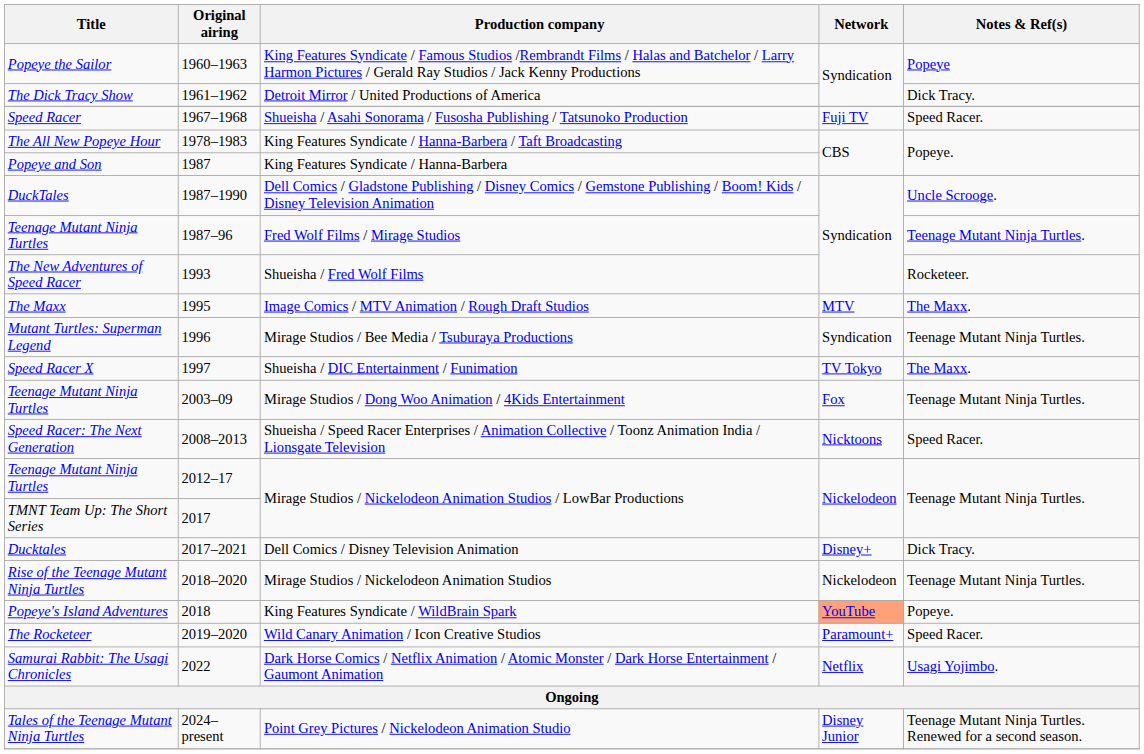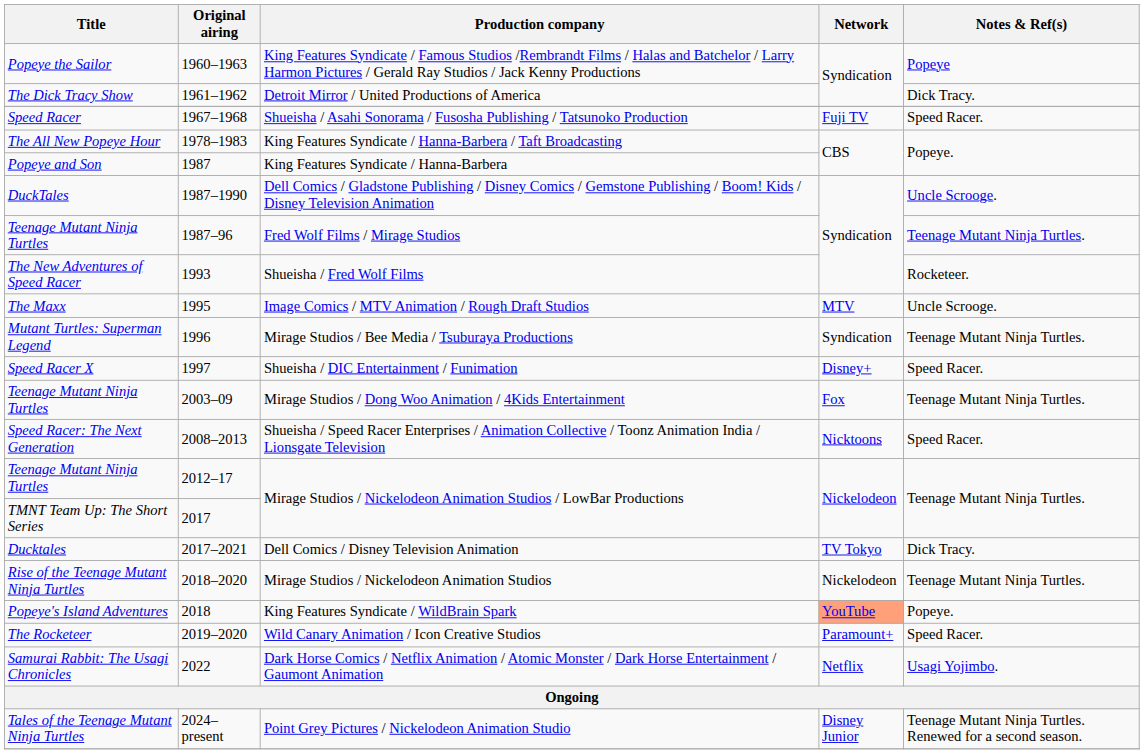(939, 305) The Maxx. -> (952, 305) Uncle Scrooge.
(852, 368) TV Tokyo -> (847, 368) Disney+
(939, 368) The Maxx. -> (945, 368) Speed Racer.
(847, 549) Disney+ -> (852, 549) TV Tokyo
